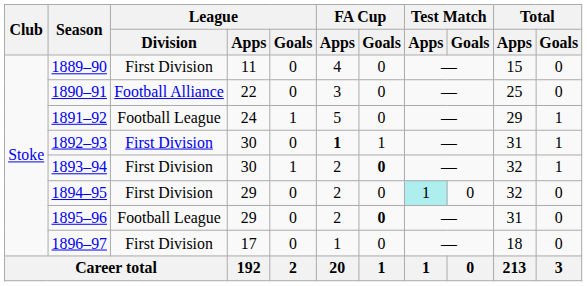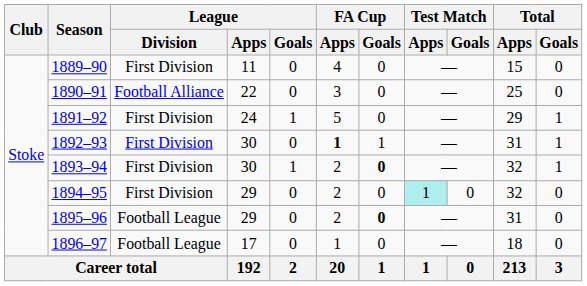(169, 117) Football League -> (169, 117) First Division
(169, 243) First Division -> (169, 243) Football League
